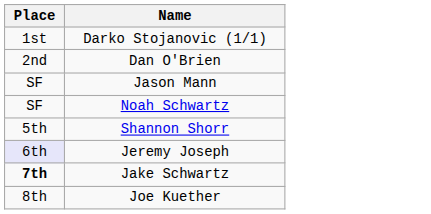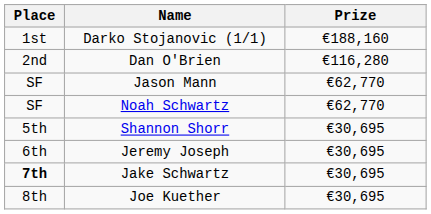+ column: (355, 16)
(35, 152) lavender background -> (35, 152) no background
